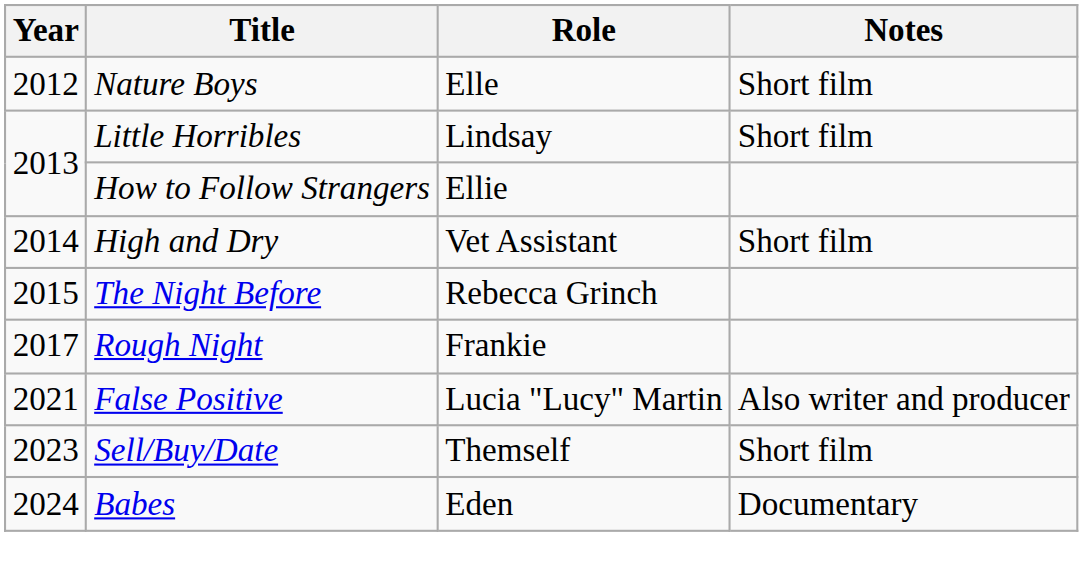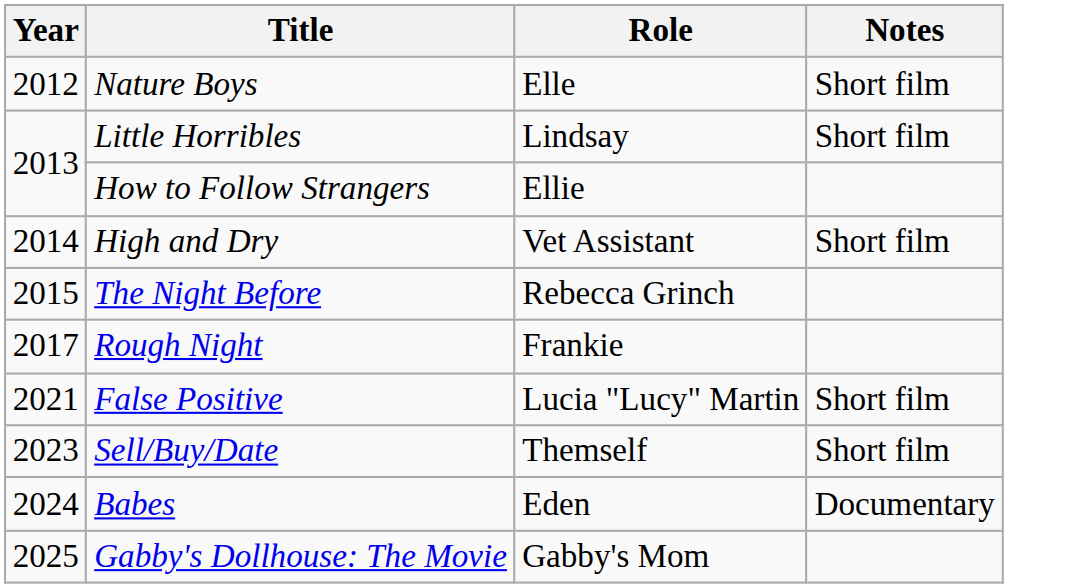(904, 398) Also writer and producer -> (882, 398) Short film
+ row: (301, 556)
